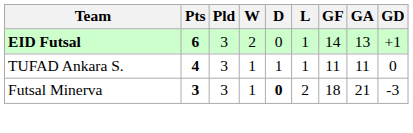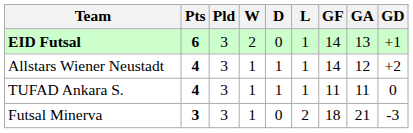+ row: (86, 66)
(279, 90) bold -> (279, 115) normal
